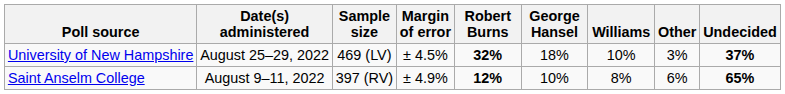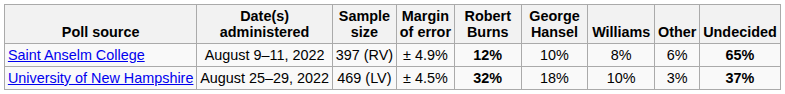rows swapped: (101, 55) <-> (76, 78)
